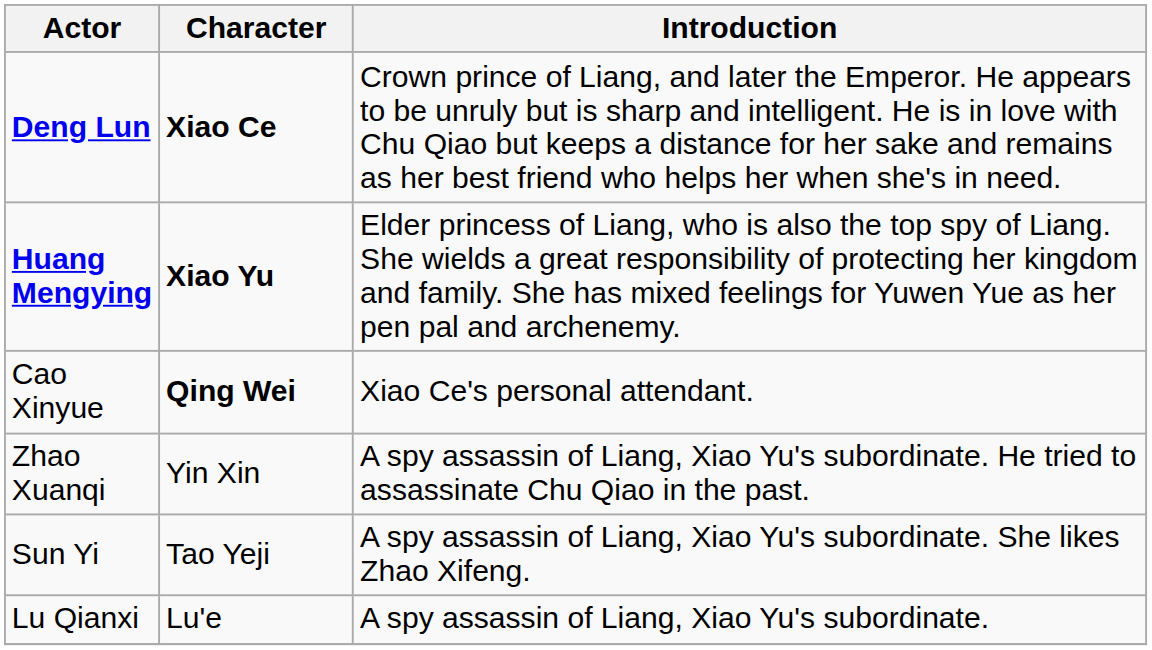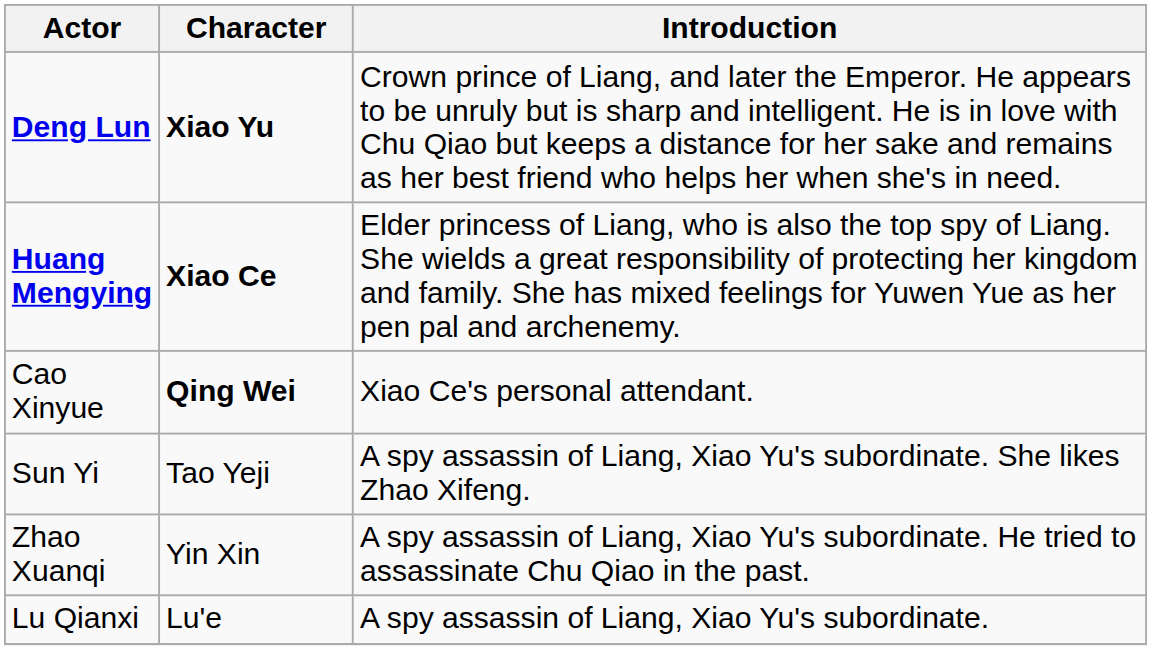(221, 126) Xiao Ce -> (220, 126) Xiao Yu
(220, 276) Xiao Yu -> (221, 276) Xiao Ce
rows swapped: (59, 472) <-> (55, 554)
